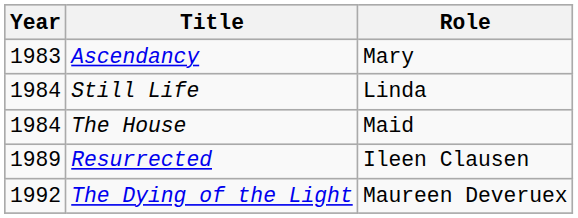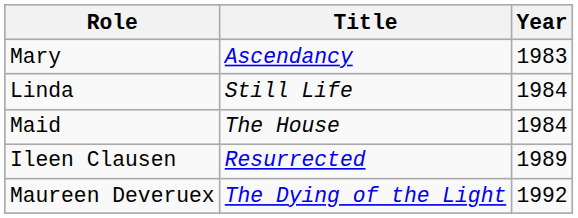columns swapped: (35, 22) <-> (465, 22)
